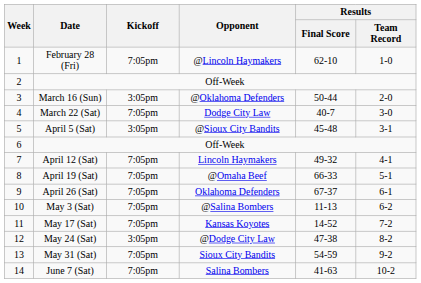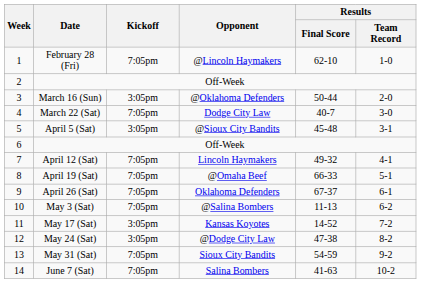(143, 223) 7:05pm -> (143, 223) 3:05pm
